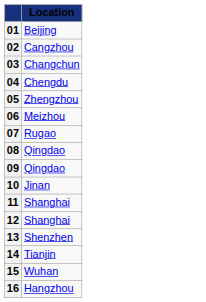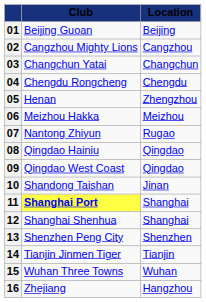+ column: (81, 13)
